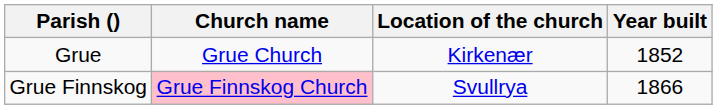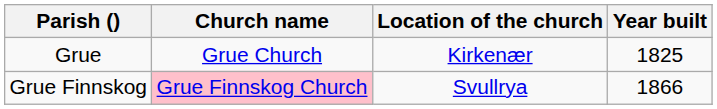(660, 54) 1852 -> (660, 54) 1825
